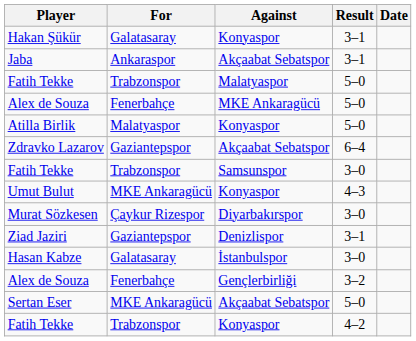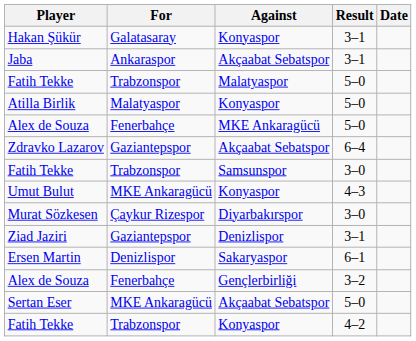rows swapped: (41, 125) <-> (48, 103)
+ row: (44, 258)
- row: (45, 258)
